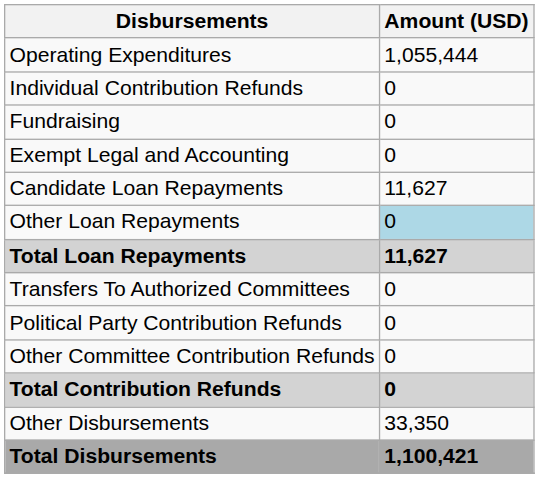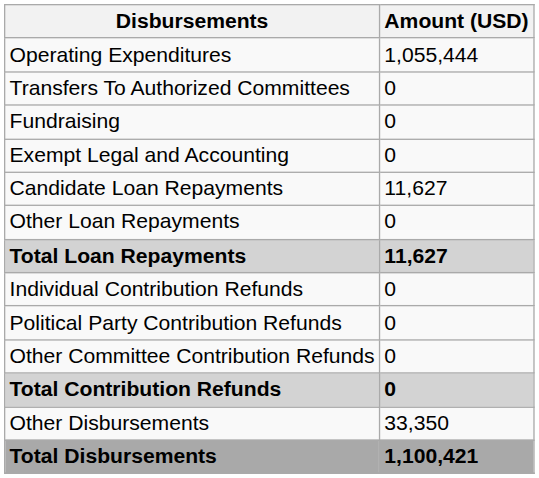rows swapped: (180, 289) <-> (156, 88)
(390, 222) lightblue background -> (390, 222) no background
